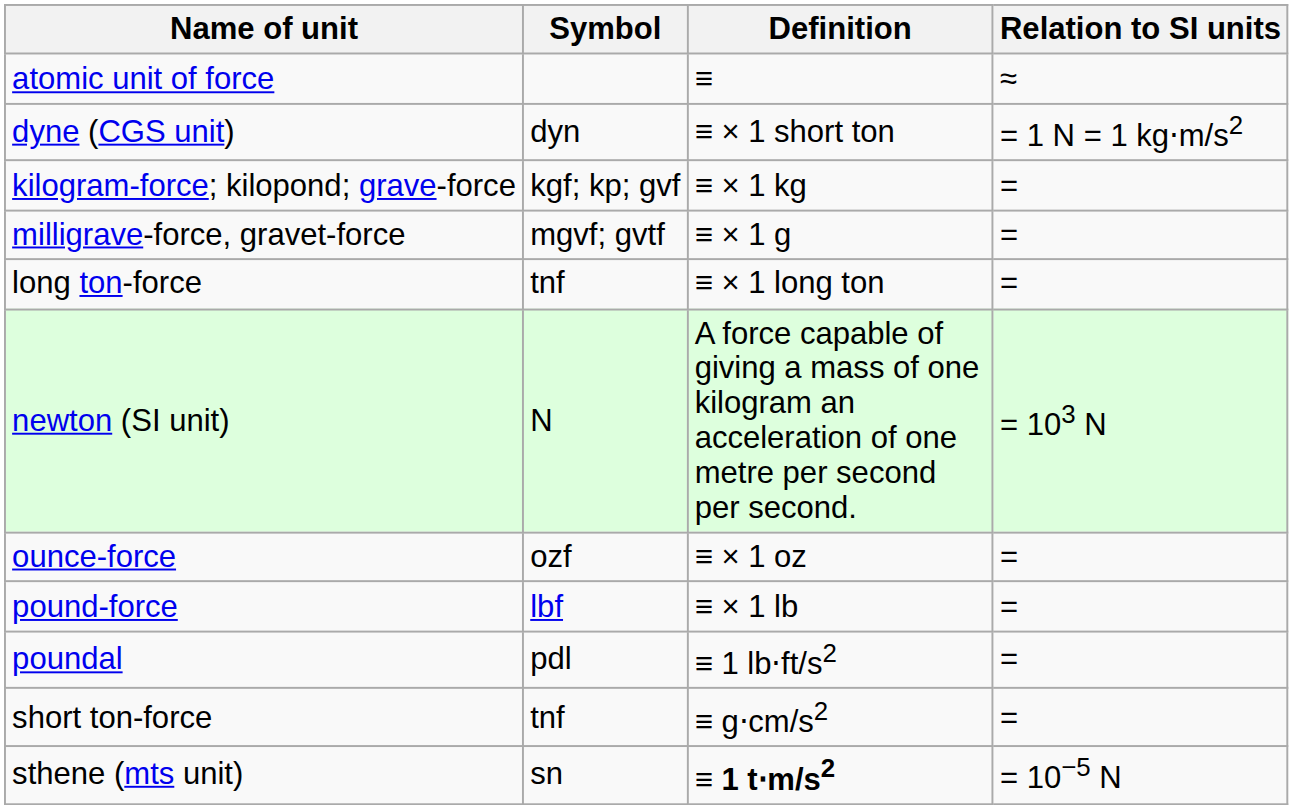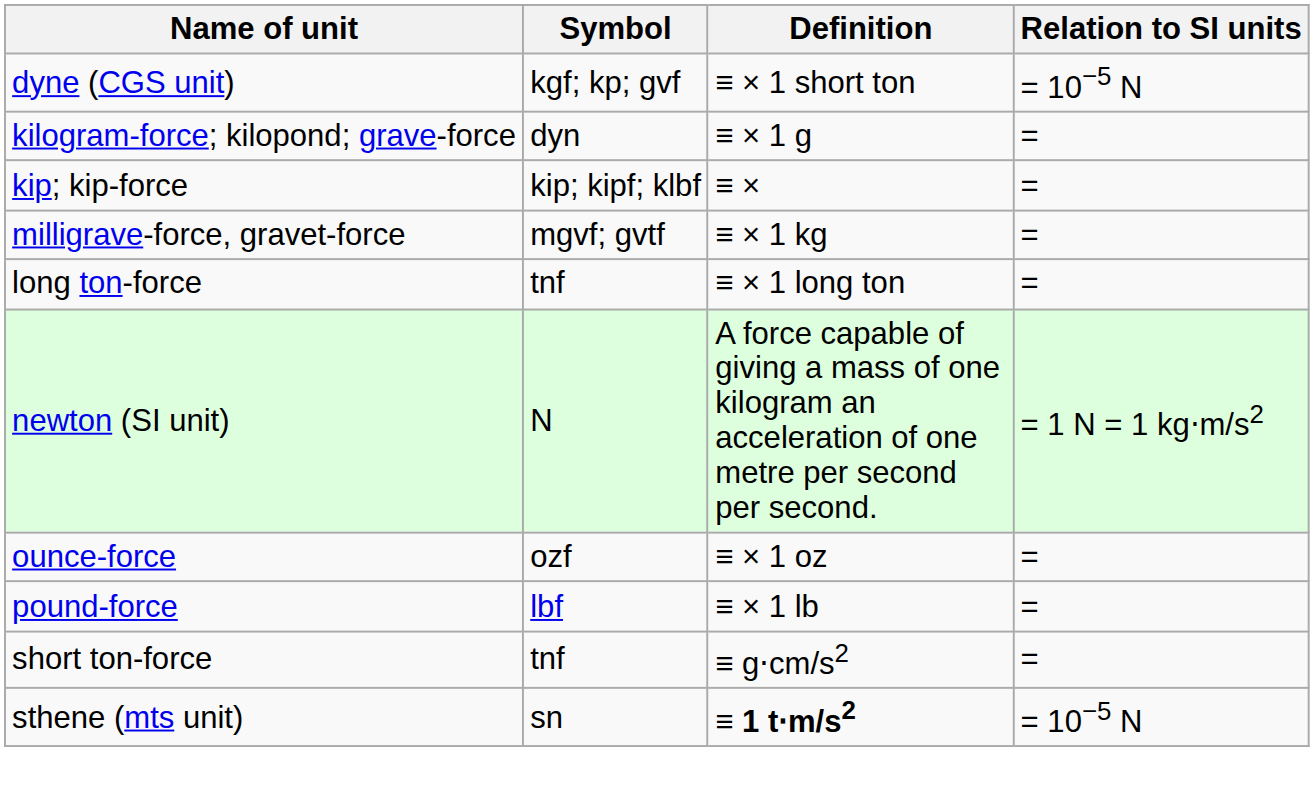- row: (143, 78)
(555, 131) dyn -> (605, 82) kgf; kp; gvf
(1122, 131) = 1 N = 1 kg⋅m/s2 -> (1082, 82) = 10−5 N
(605, 185) kgf; kp; gvf -> (555, 135) dyn
(751, 185) ≡ × 1 kg -> (764, 135) ≡ × 1 g
+ row: (100, 185)
(743, 234) ≡ × 1 g -> (771, 234) ≡ × 1 kg
(1053, 420) = 103 N -> (1142, 420) = 1 N = 1 kg⋅m/s2
- row: (67, 659)
